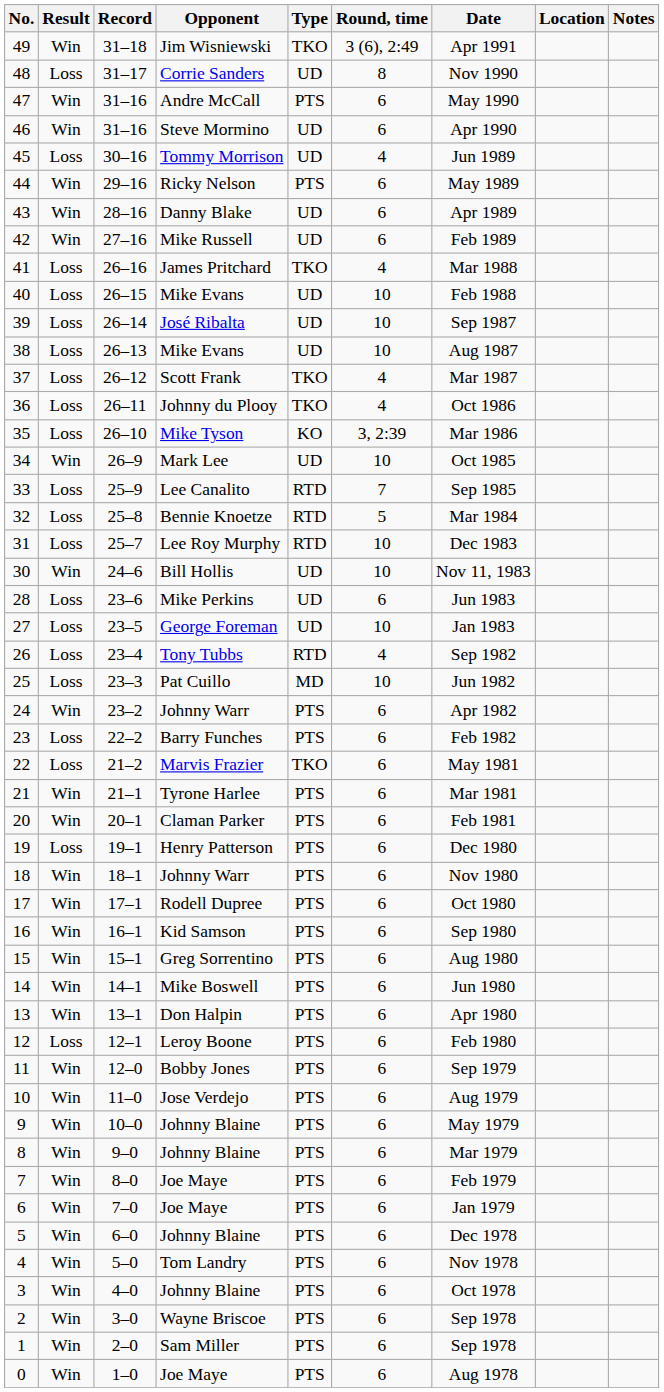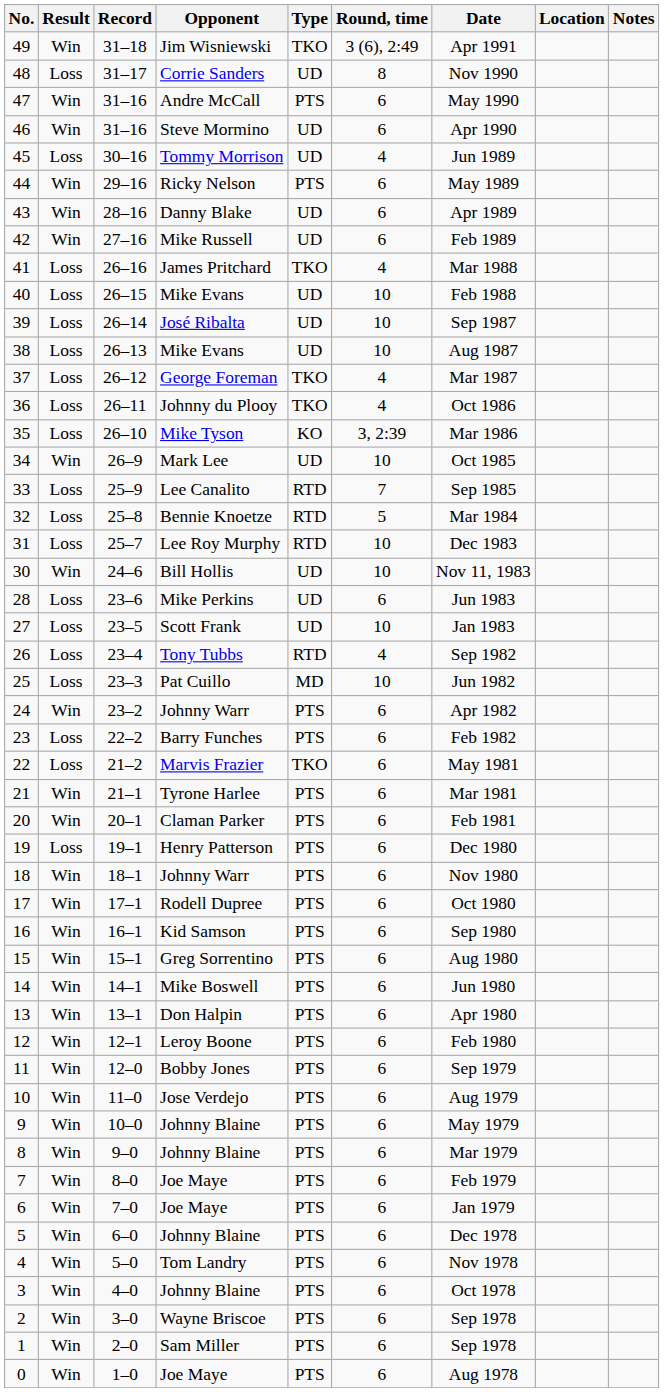(201, 377) Scott Frank -> (219, 377) George Foreman
(219, 626) George Foreman -> (201, 626) Scott Frank
(66, 1041) Loss -> (66, 1041) Win
